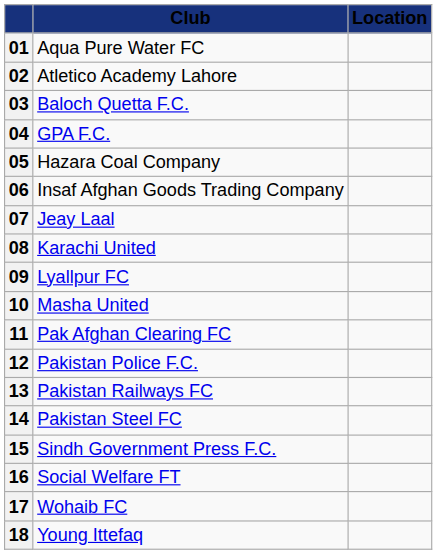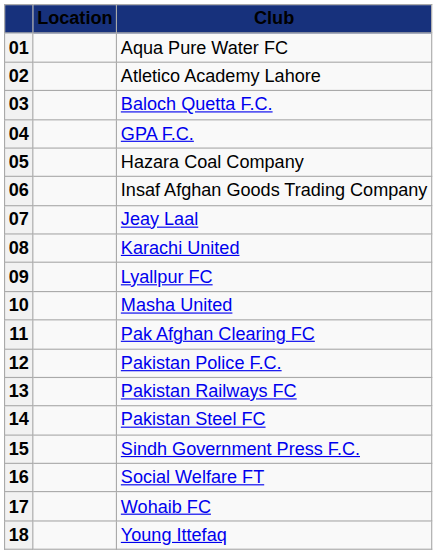columns swapped: (190, 18) <-> (390, 18)
